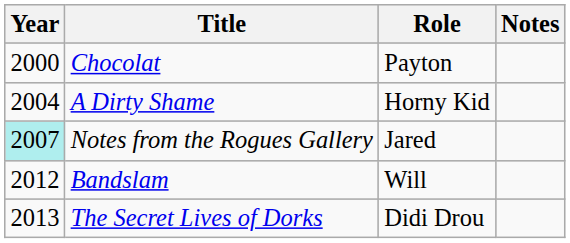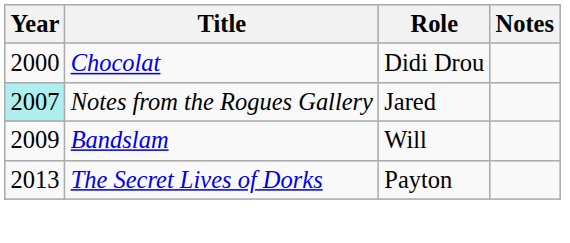(418, 62) Payton -> (434, 62) Didi Drou
- row: (143, 101)
(35, 179) 2012 -> (35, 140) 2009
(434, 218) Didi Drou -> (418, 179) Payton
